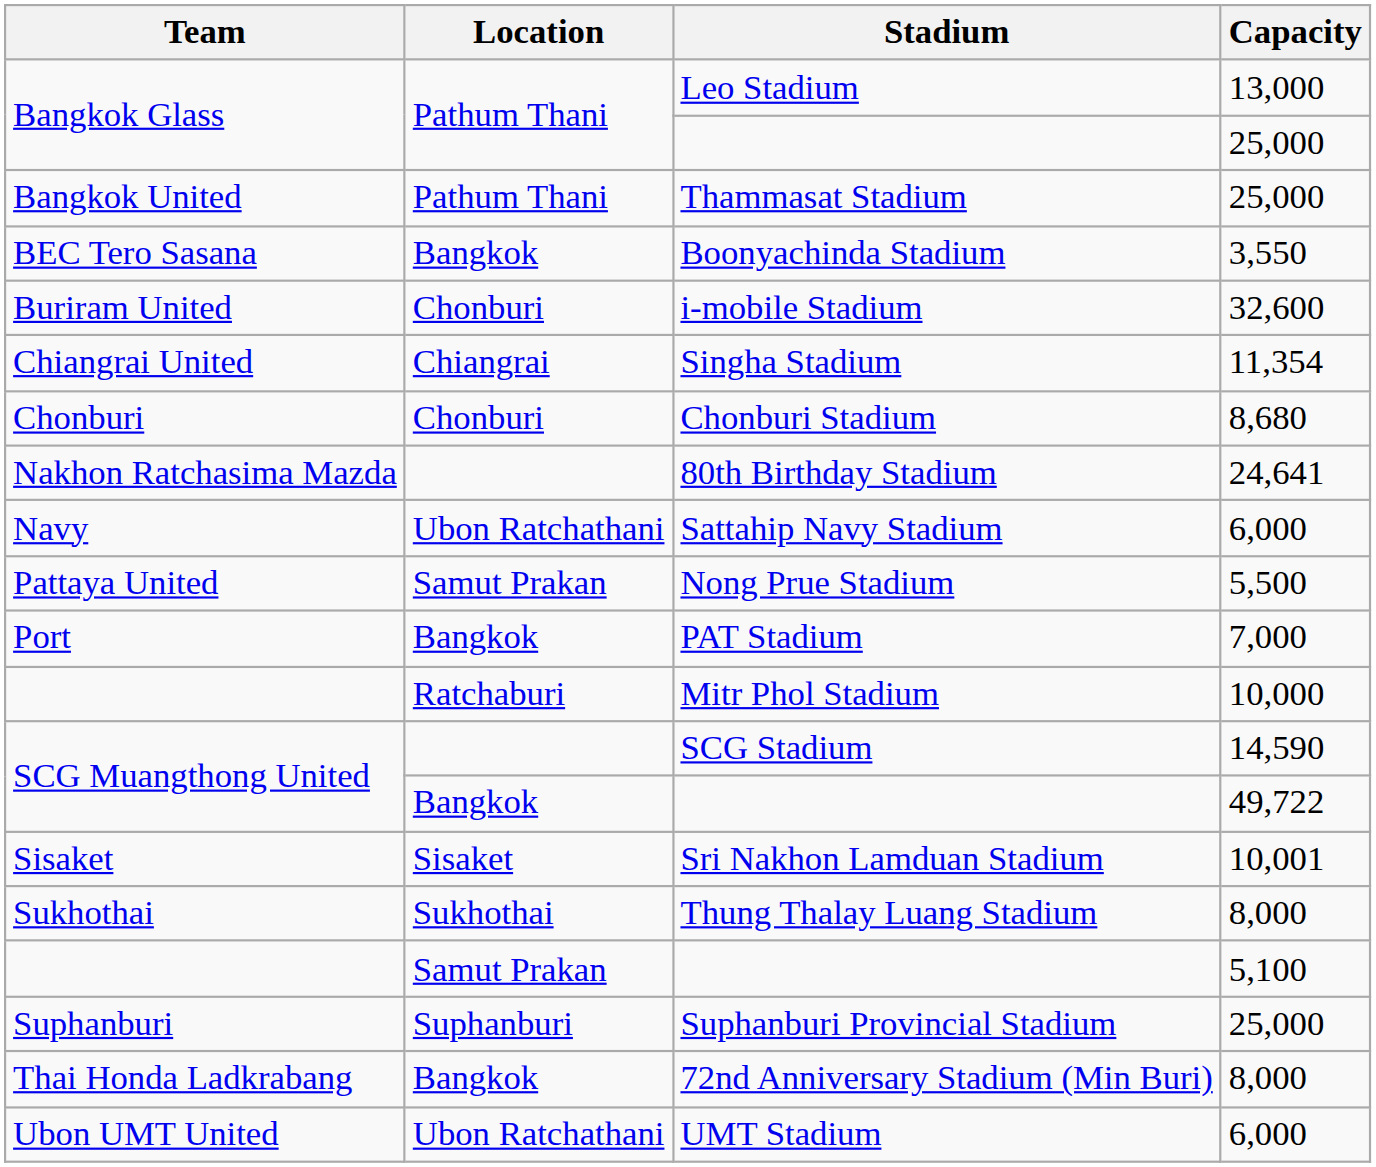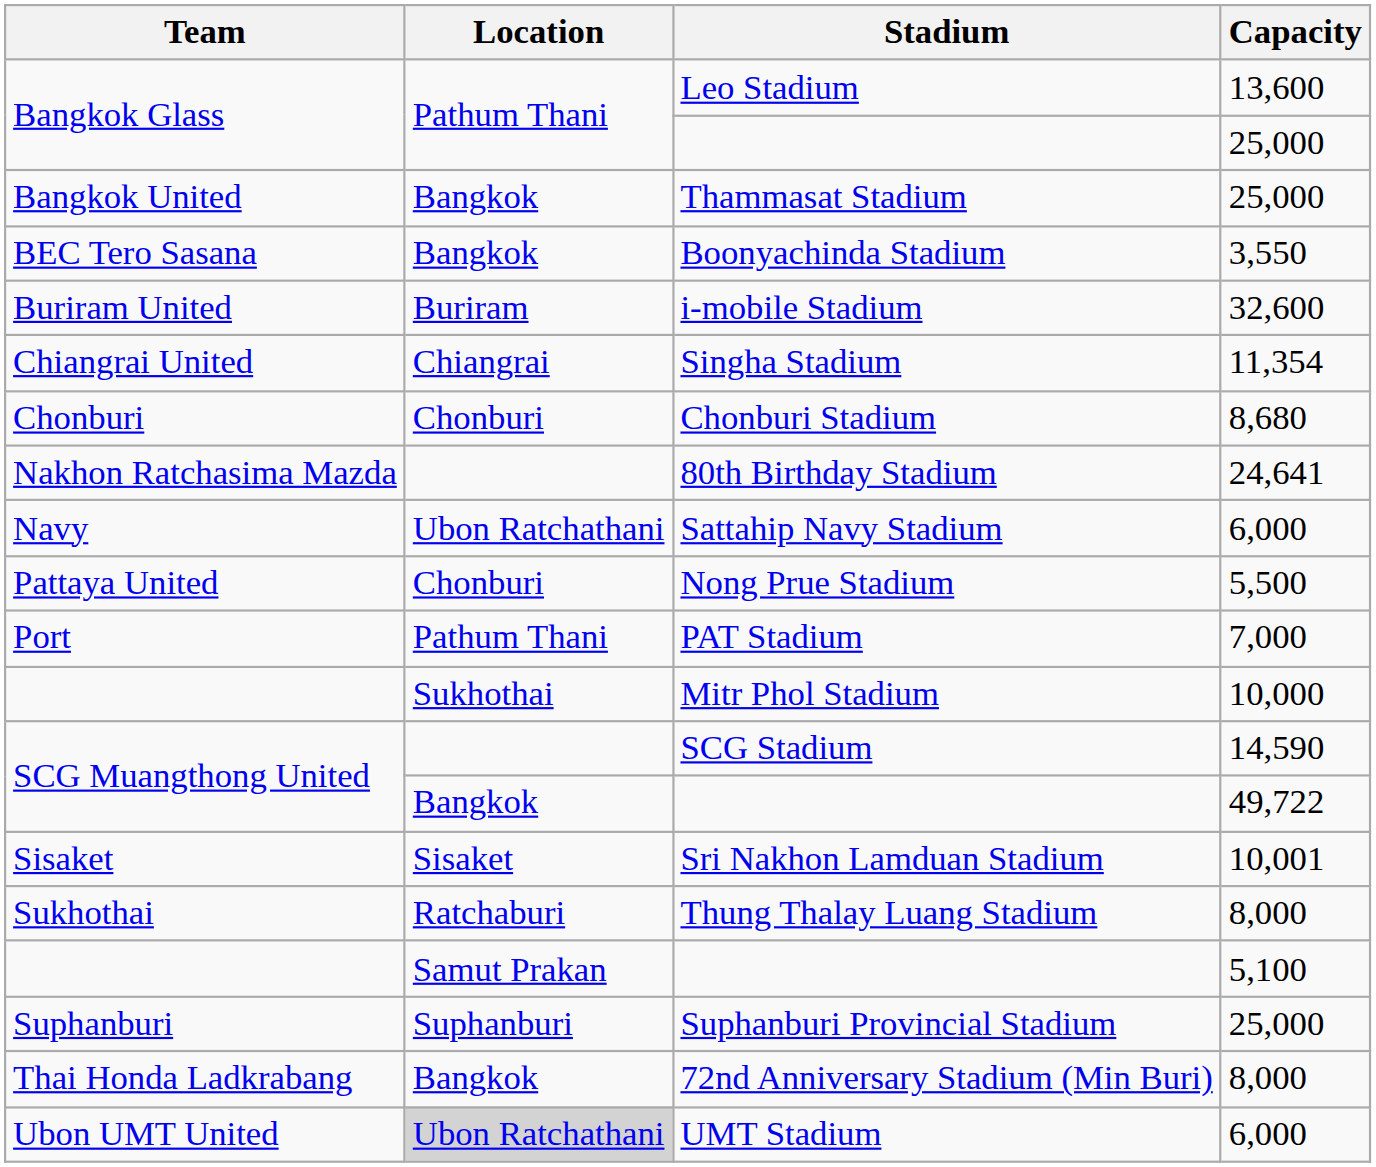(1277, 87) 13,000 -> (1277, 87) 13,600
(510, 197) Pathum Thani -> (476, 197) Bangkok
(478, 307) Chonburi -> (471, 307) Buriram
(510, 582) Samut Prakan -> (478, 582) Chonburi
(476, 637) Bangkok -> (510, 637) Pathum Thani
(489, 692) Ratchaburi -> (483, 692) Sukhothai
(483, 913) Sukhothai -> (489, 913) Ratchaburi
(539, 1133) no background -> (539, 1133) lightgrey background
